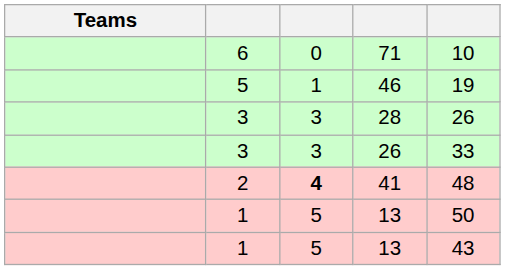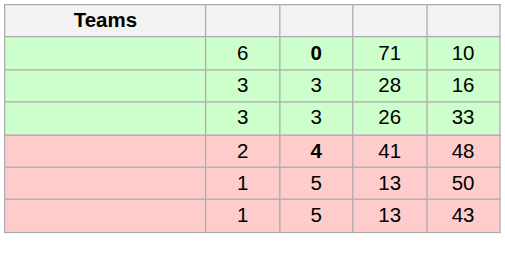(316, 53) normal -> (316, 53) bold
- row: (243, 85)
(463, 118) 26 -> (463, 85) 16
